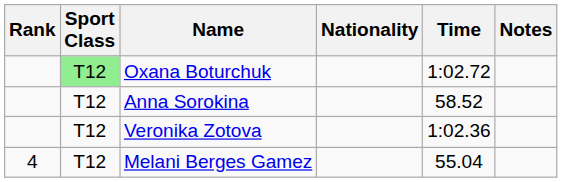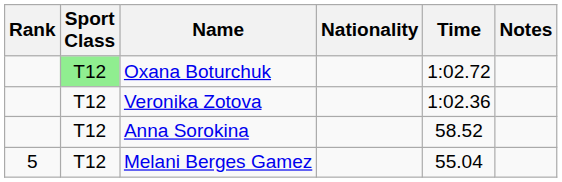rows swapped: (186, 101) <-> (193, 131)
(32, 161) 4 -> (32, 161) 5
